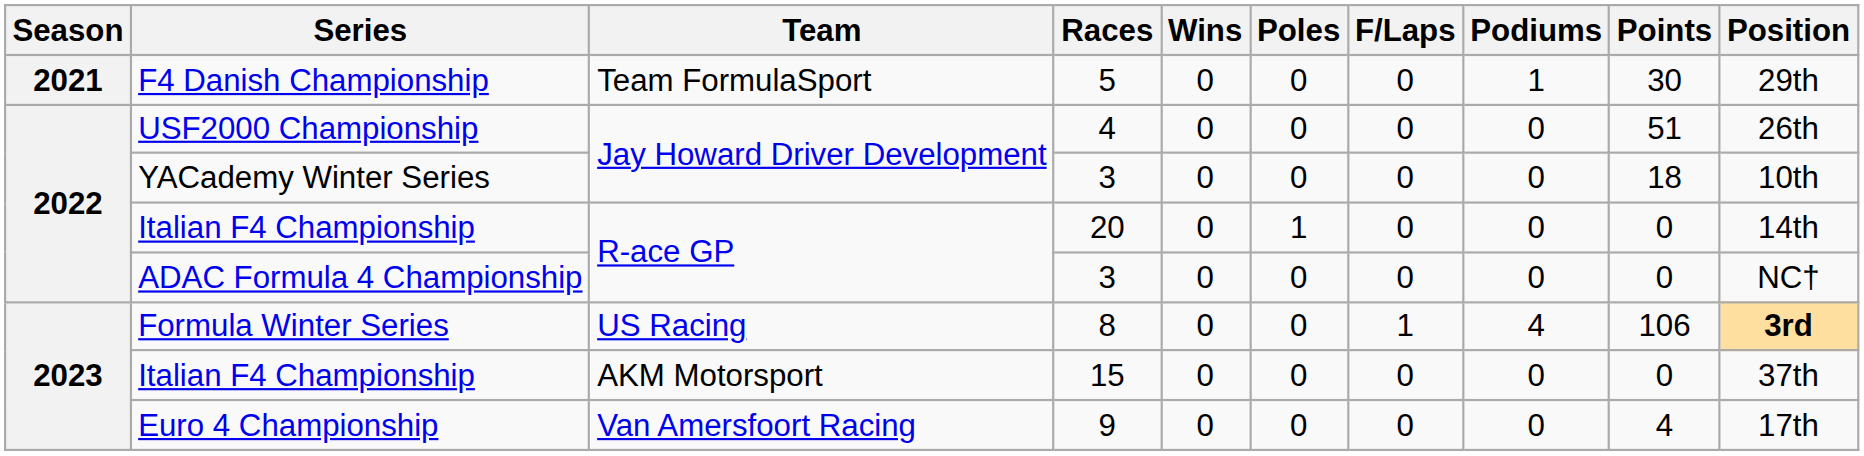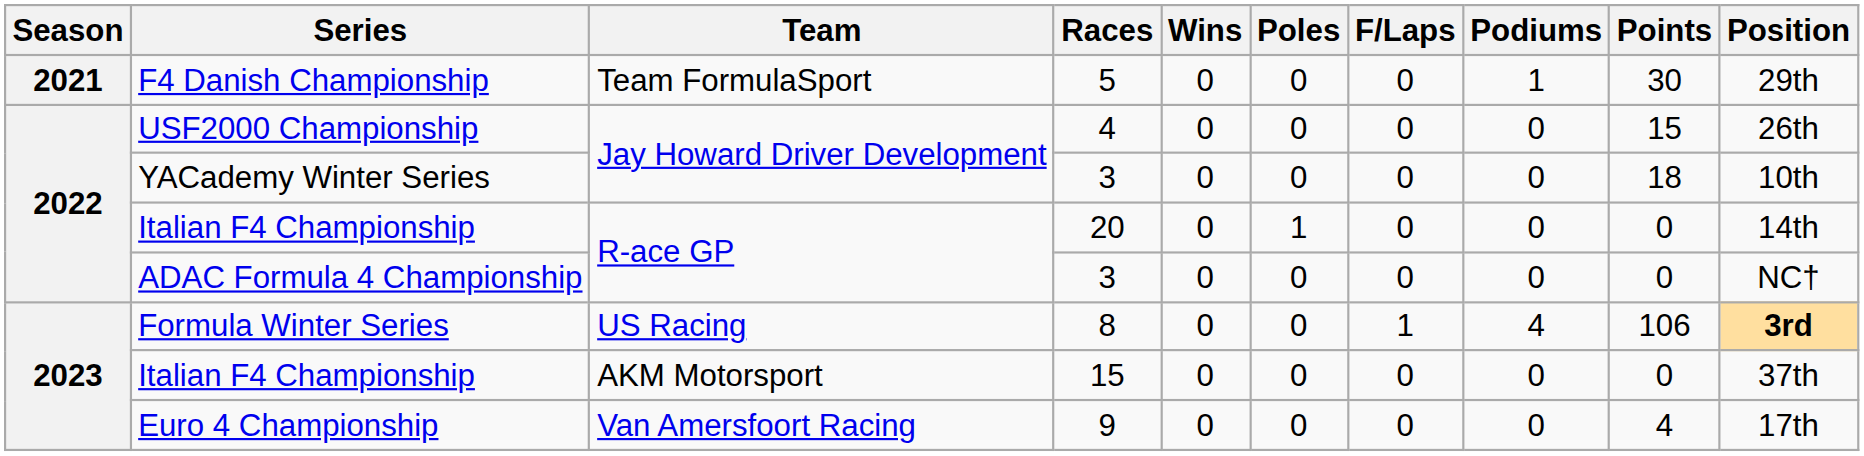(1665, 129) 51 -> (1665, 129) 15
